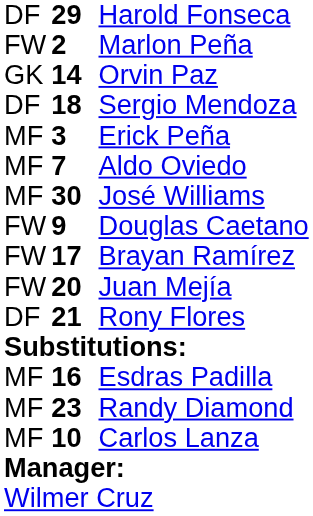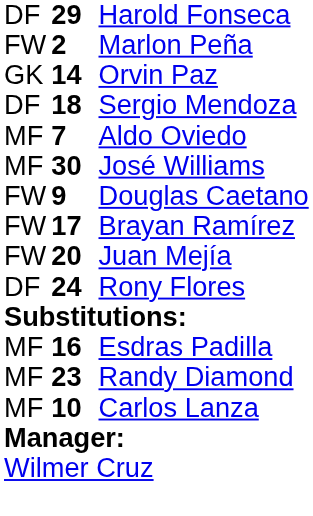- row: (164, 135)
(66, 317) 21 -> (66, 286) 24
